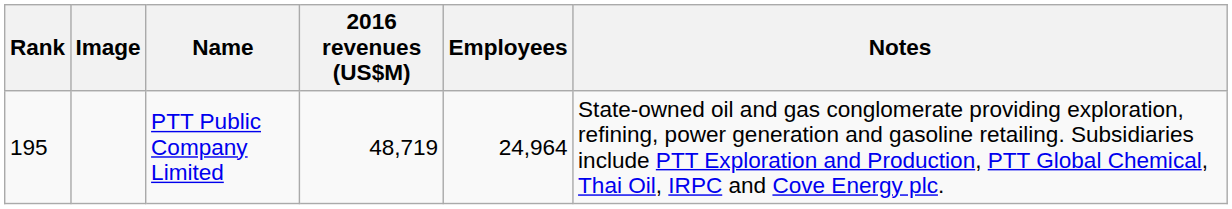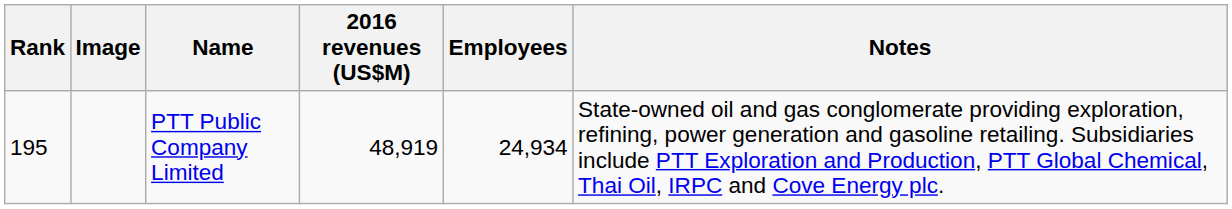(404, 146) 48,719 -> (404, 146) 48,919
(533, 146) 24,964 -> (533, 146) 24,934
